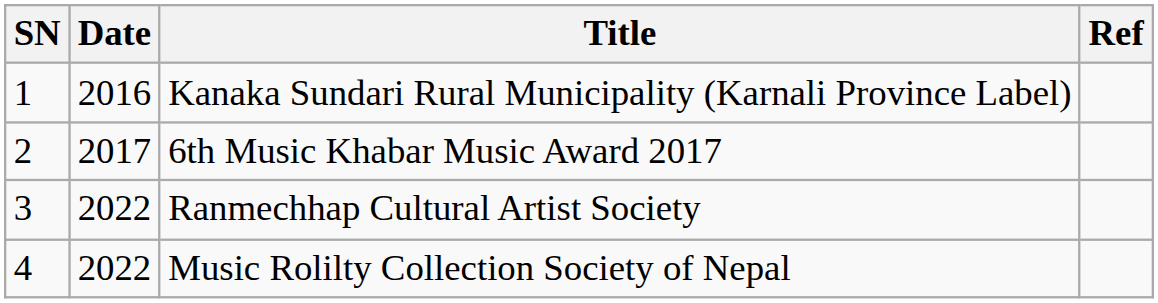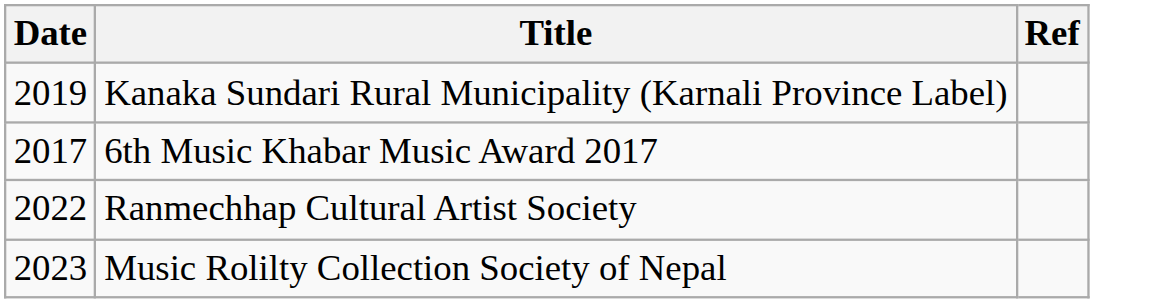- column: (37, 33)
(114, 92) 2016 -> (50, 92) 2019
(114, 267) 2022 -> (50, 267) 2023
